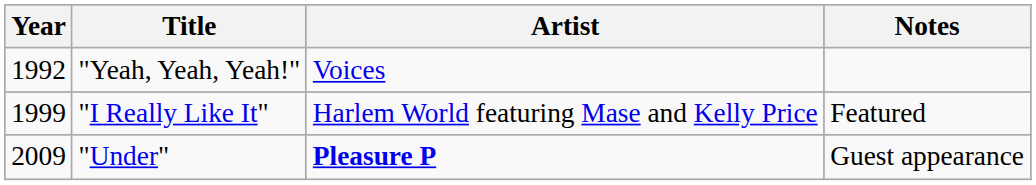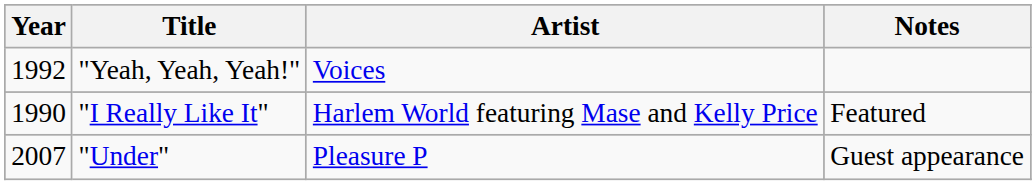(39, 112) 1999 -> (39, 112) 1990
(39, 156) 2009 -> (39, 156) 2007
(375, 156) bold -> (370, 156) normal
